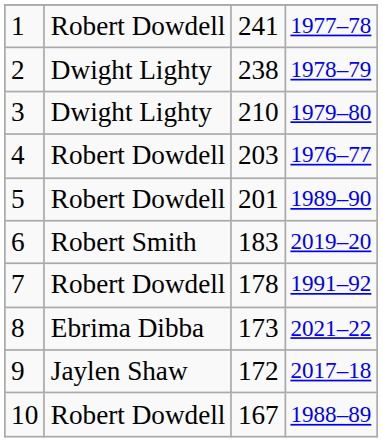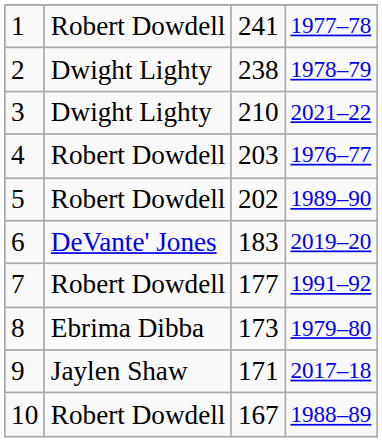(331, 112) 1979–80 -> (331, 112) 2021–22
(258, 198) 201 -> (258, 198) 202
(124, 241) Robert Smith -> (134, 241) DeVante' Jones
(258, 284) 178 -> (258, 284) 177
(331, 328) 2021–22 -> (331, 328) 1979–80
(258, 371) 172 -> (258, 371) 171
